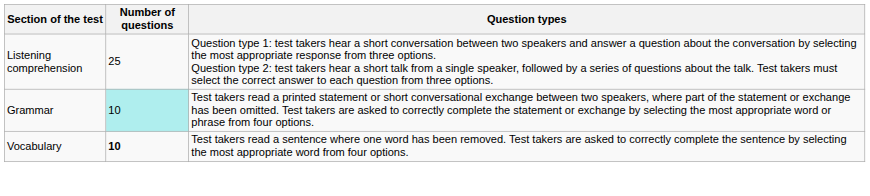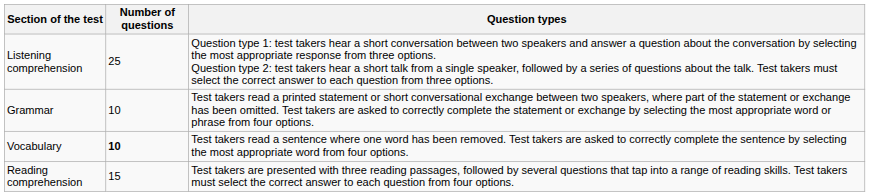(114, 110) paleturquoise background -> (114, 110) no background
+ row: (45, 176)
